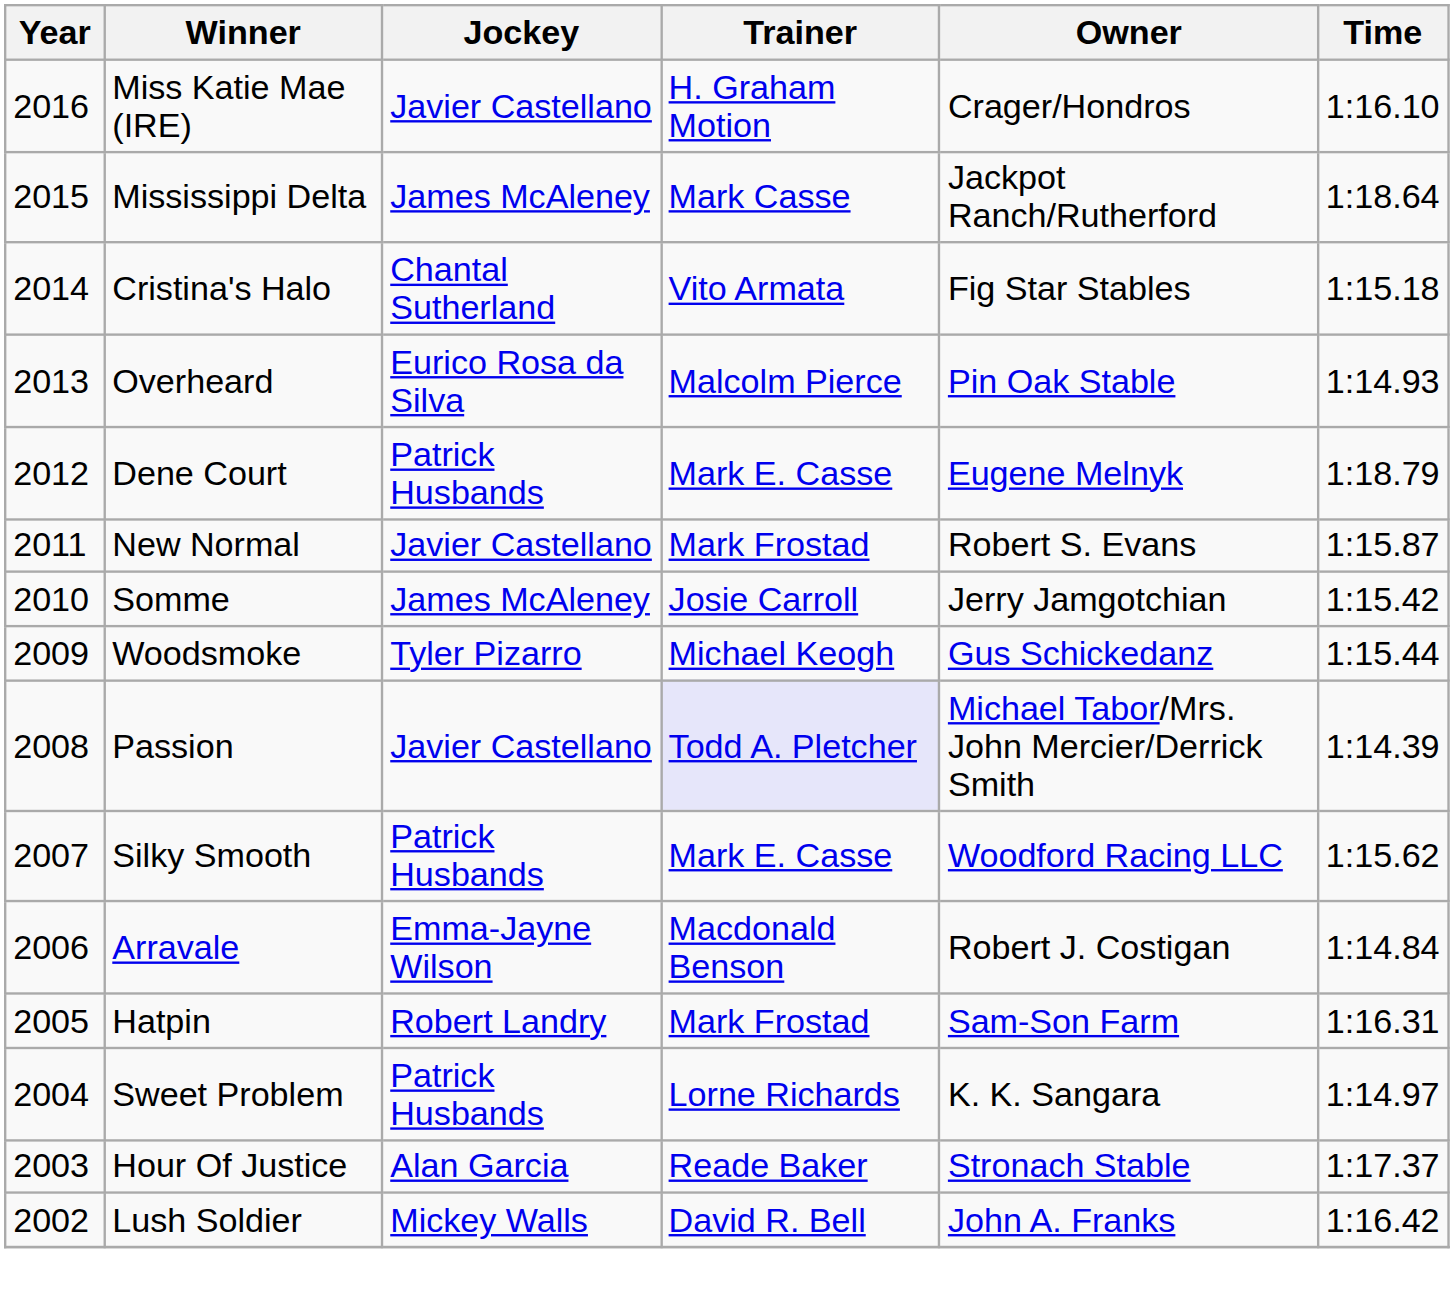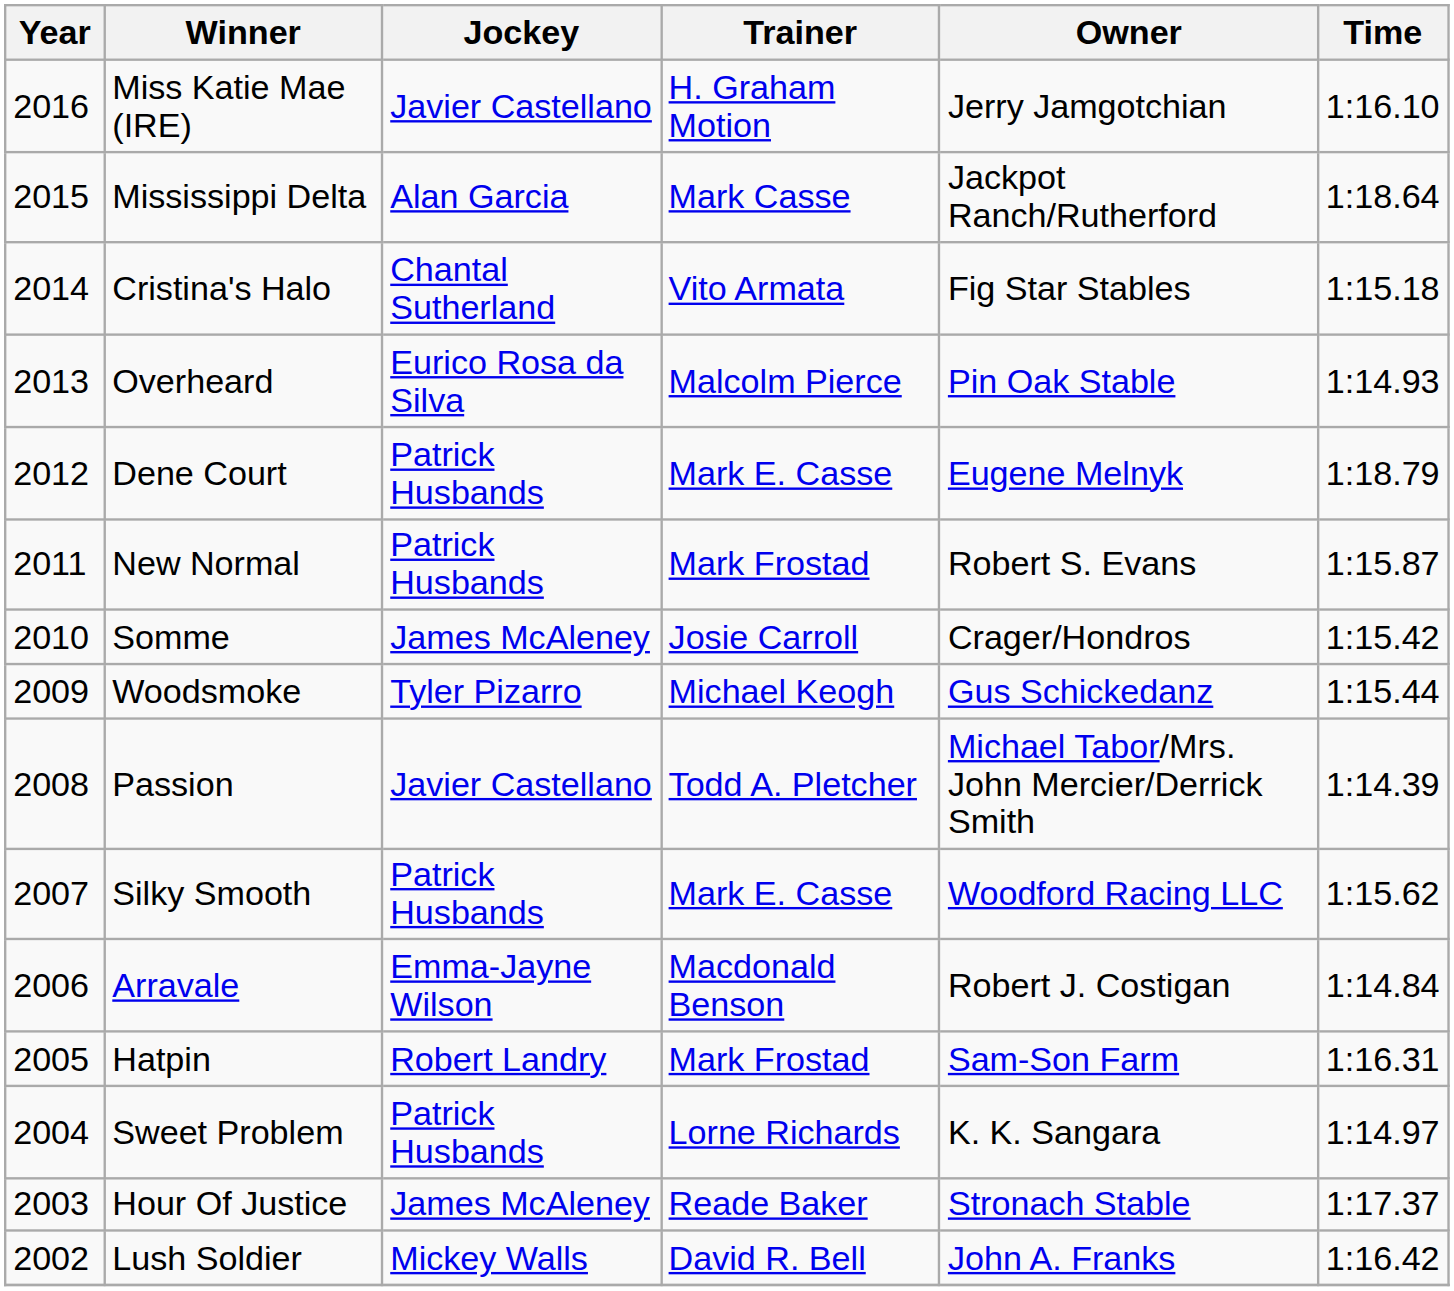(1069, 105) Crager/Hondros -> (1087, 105) Jerry Jamgotchian
(520, 197) James McAleney -> (479, 197) Alan Garcia
(521, 546) Javier Castellano -> (467, 565) Patrick Husbands
(1087, 600) Jerry Jamgotchian -> (1069, 637) Crager/Hondros
(793, 745) lavender background -> (793, 783) no background
(479, 1167) Alan Garcia -> (520, 1204) James McAleney
